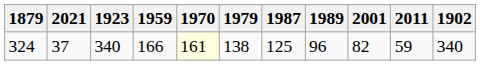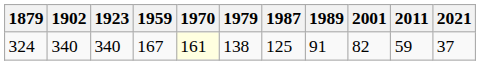columns swapped: (454, 18) <-> (69, 18)
(150, 45) 166 -> (150, 45) 167
(318, 45) 96 -> (318, 45) 91
